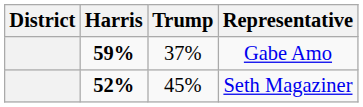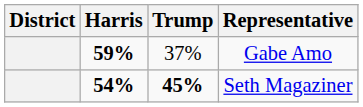(114, 85) 52% -> (114, 85) 54%
(183, 85) normal -> (183, 85) bold
